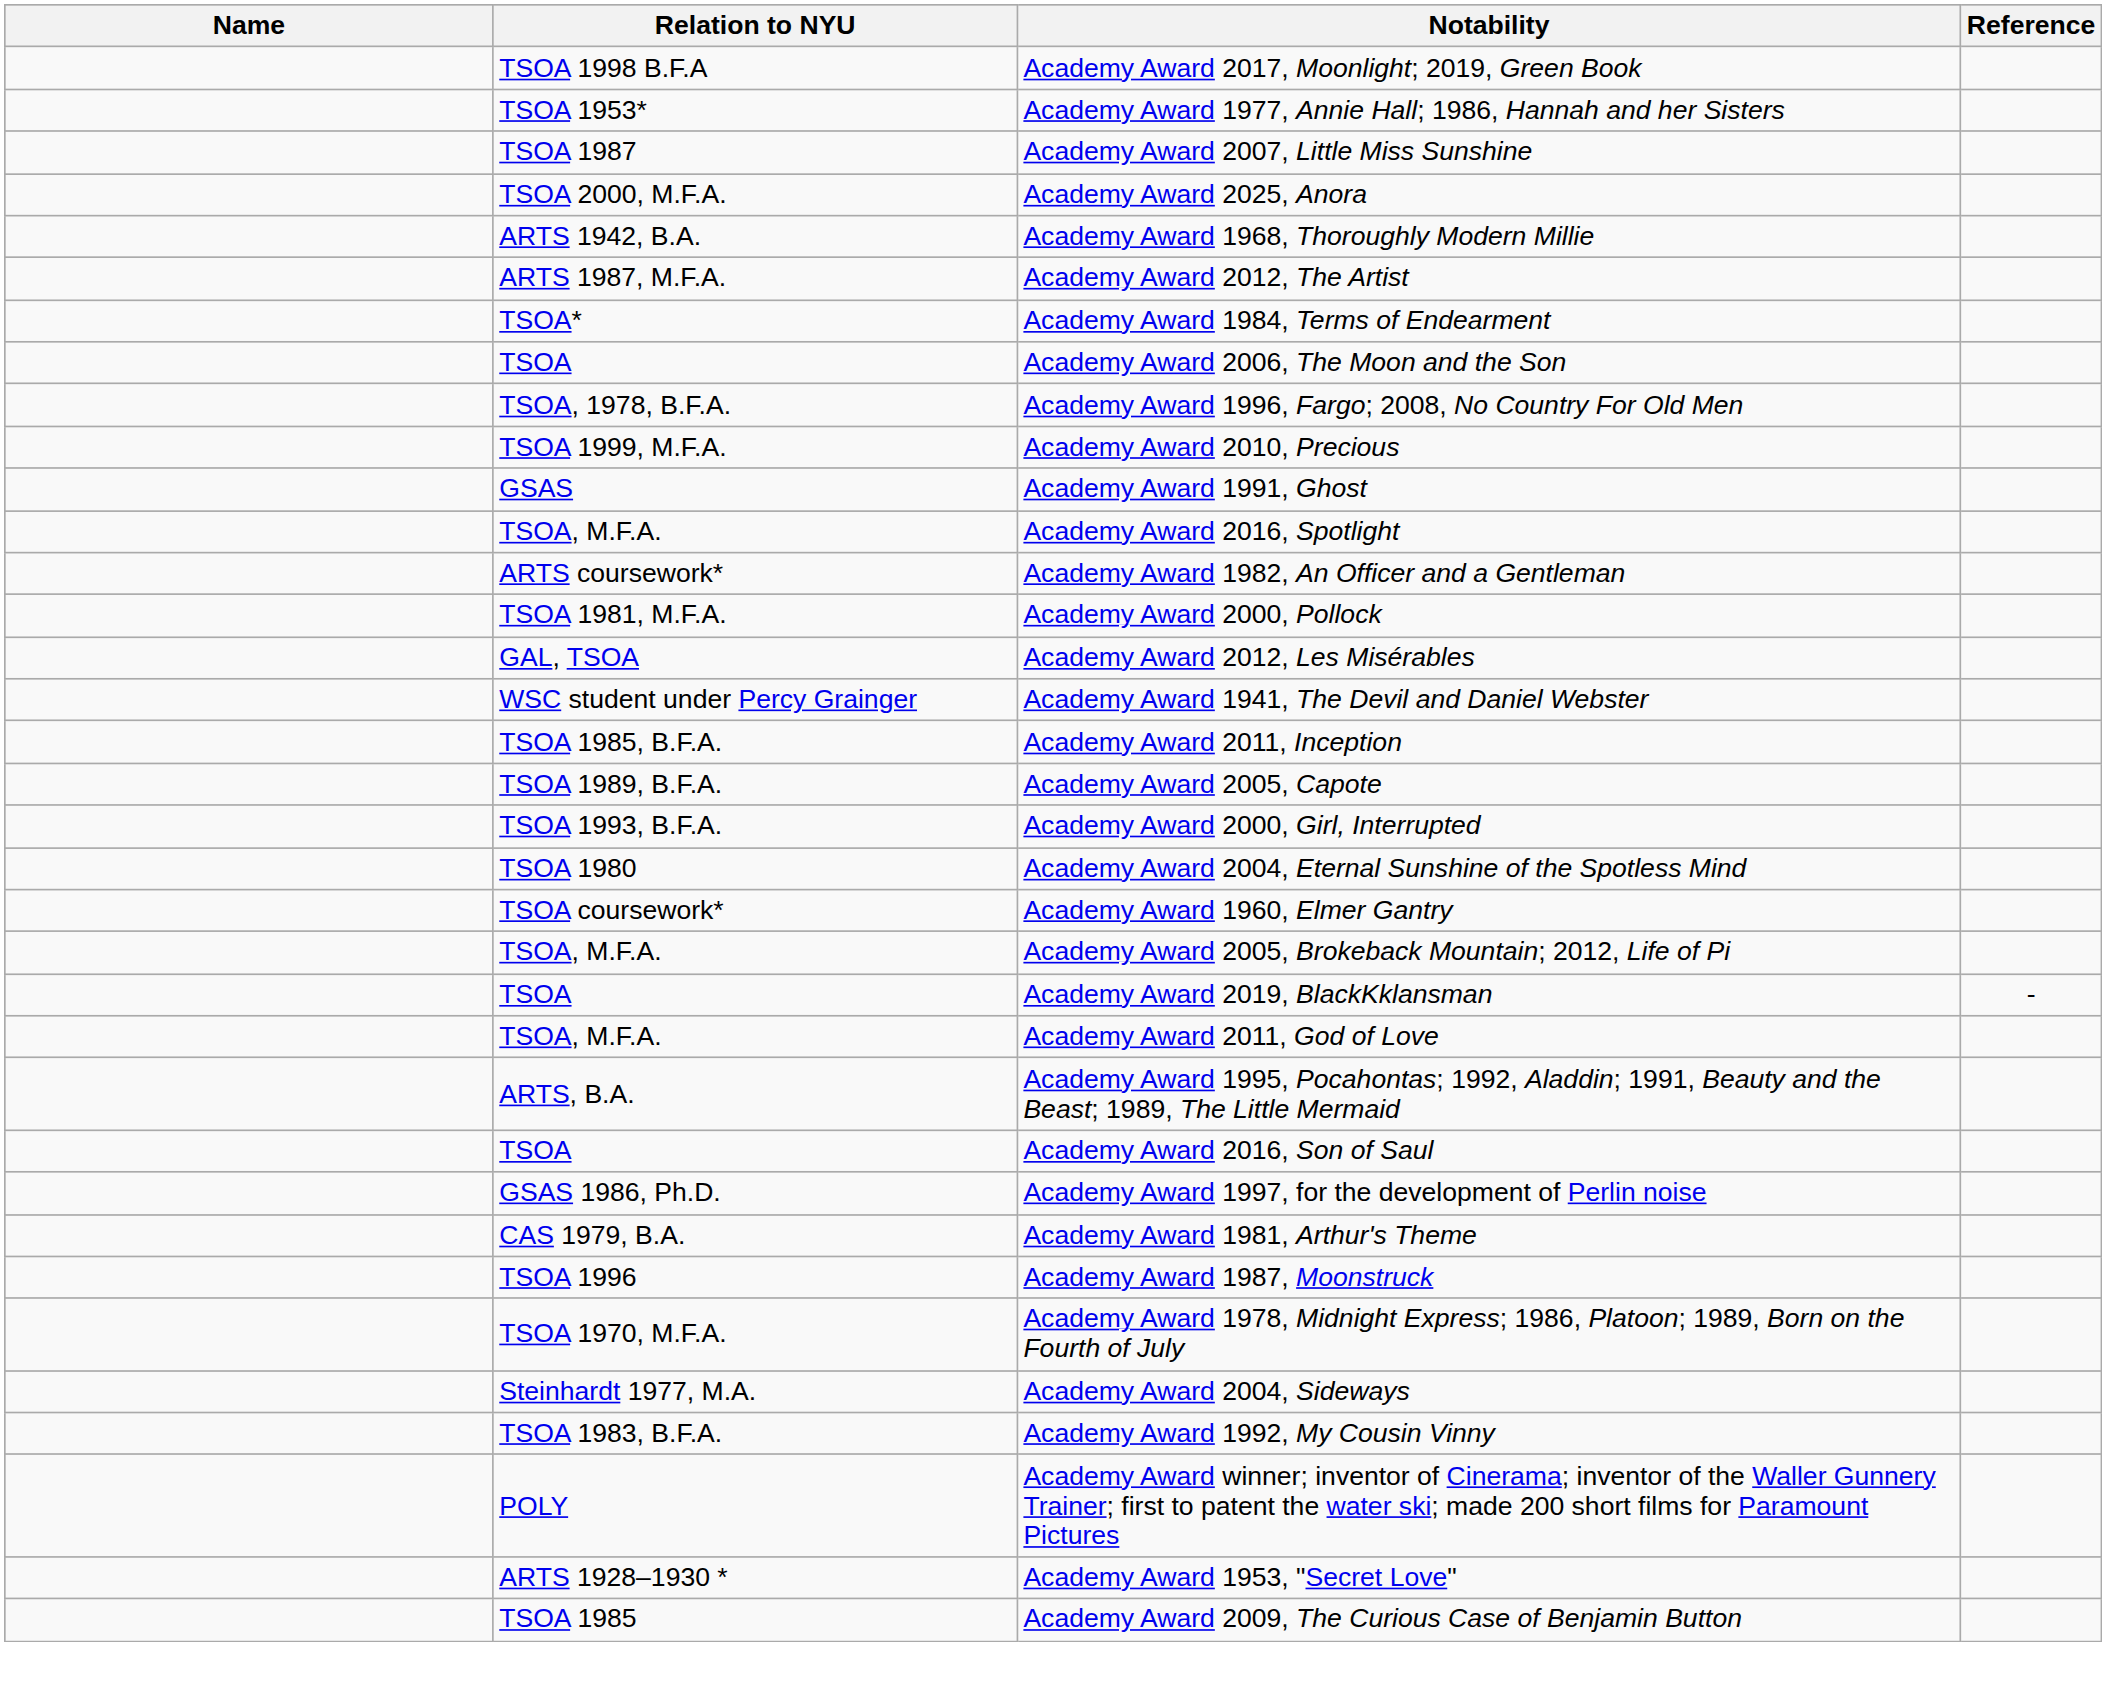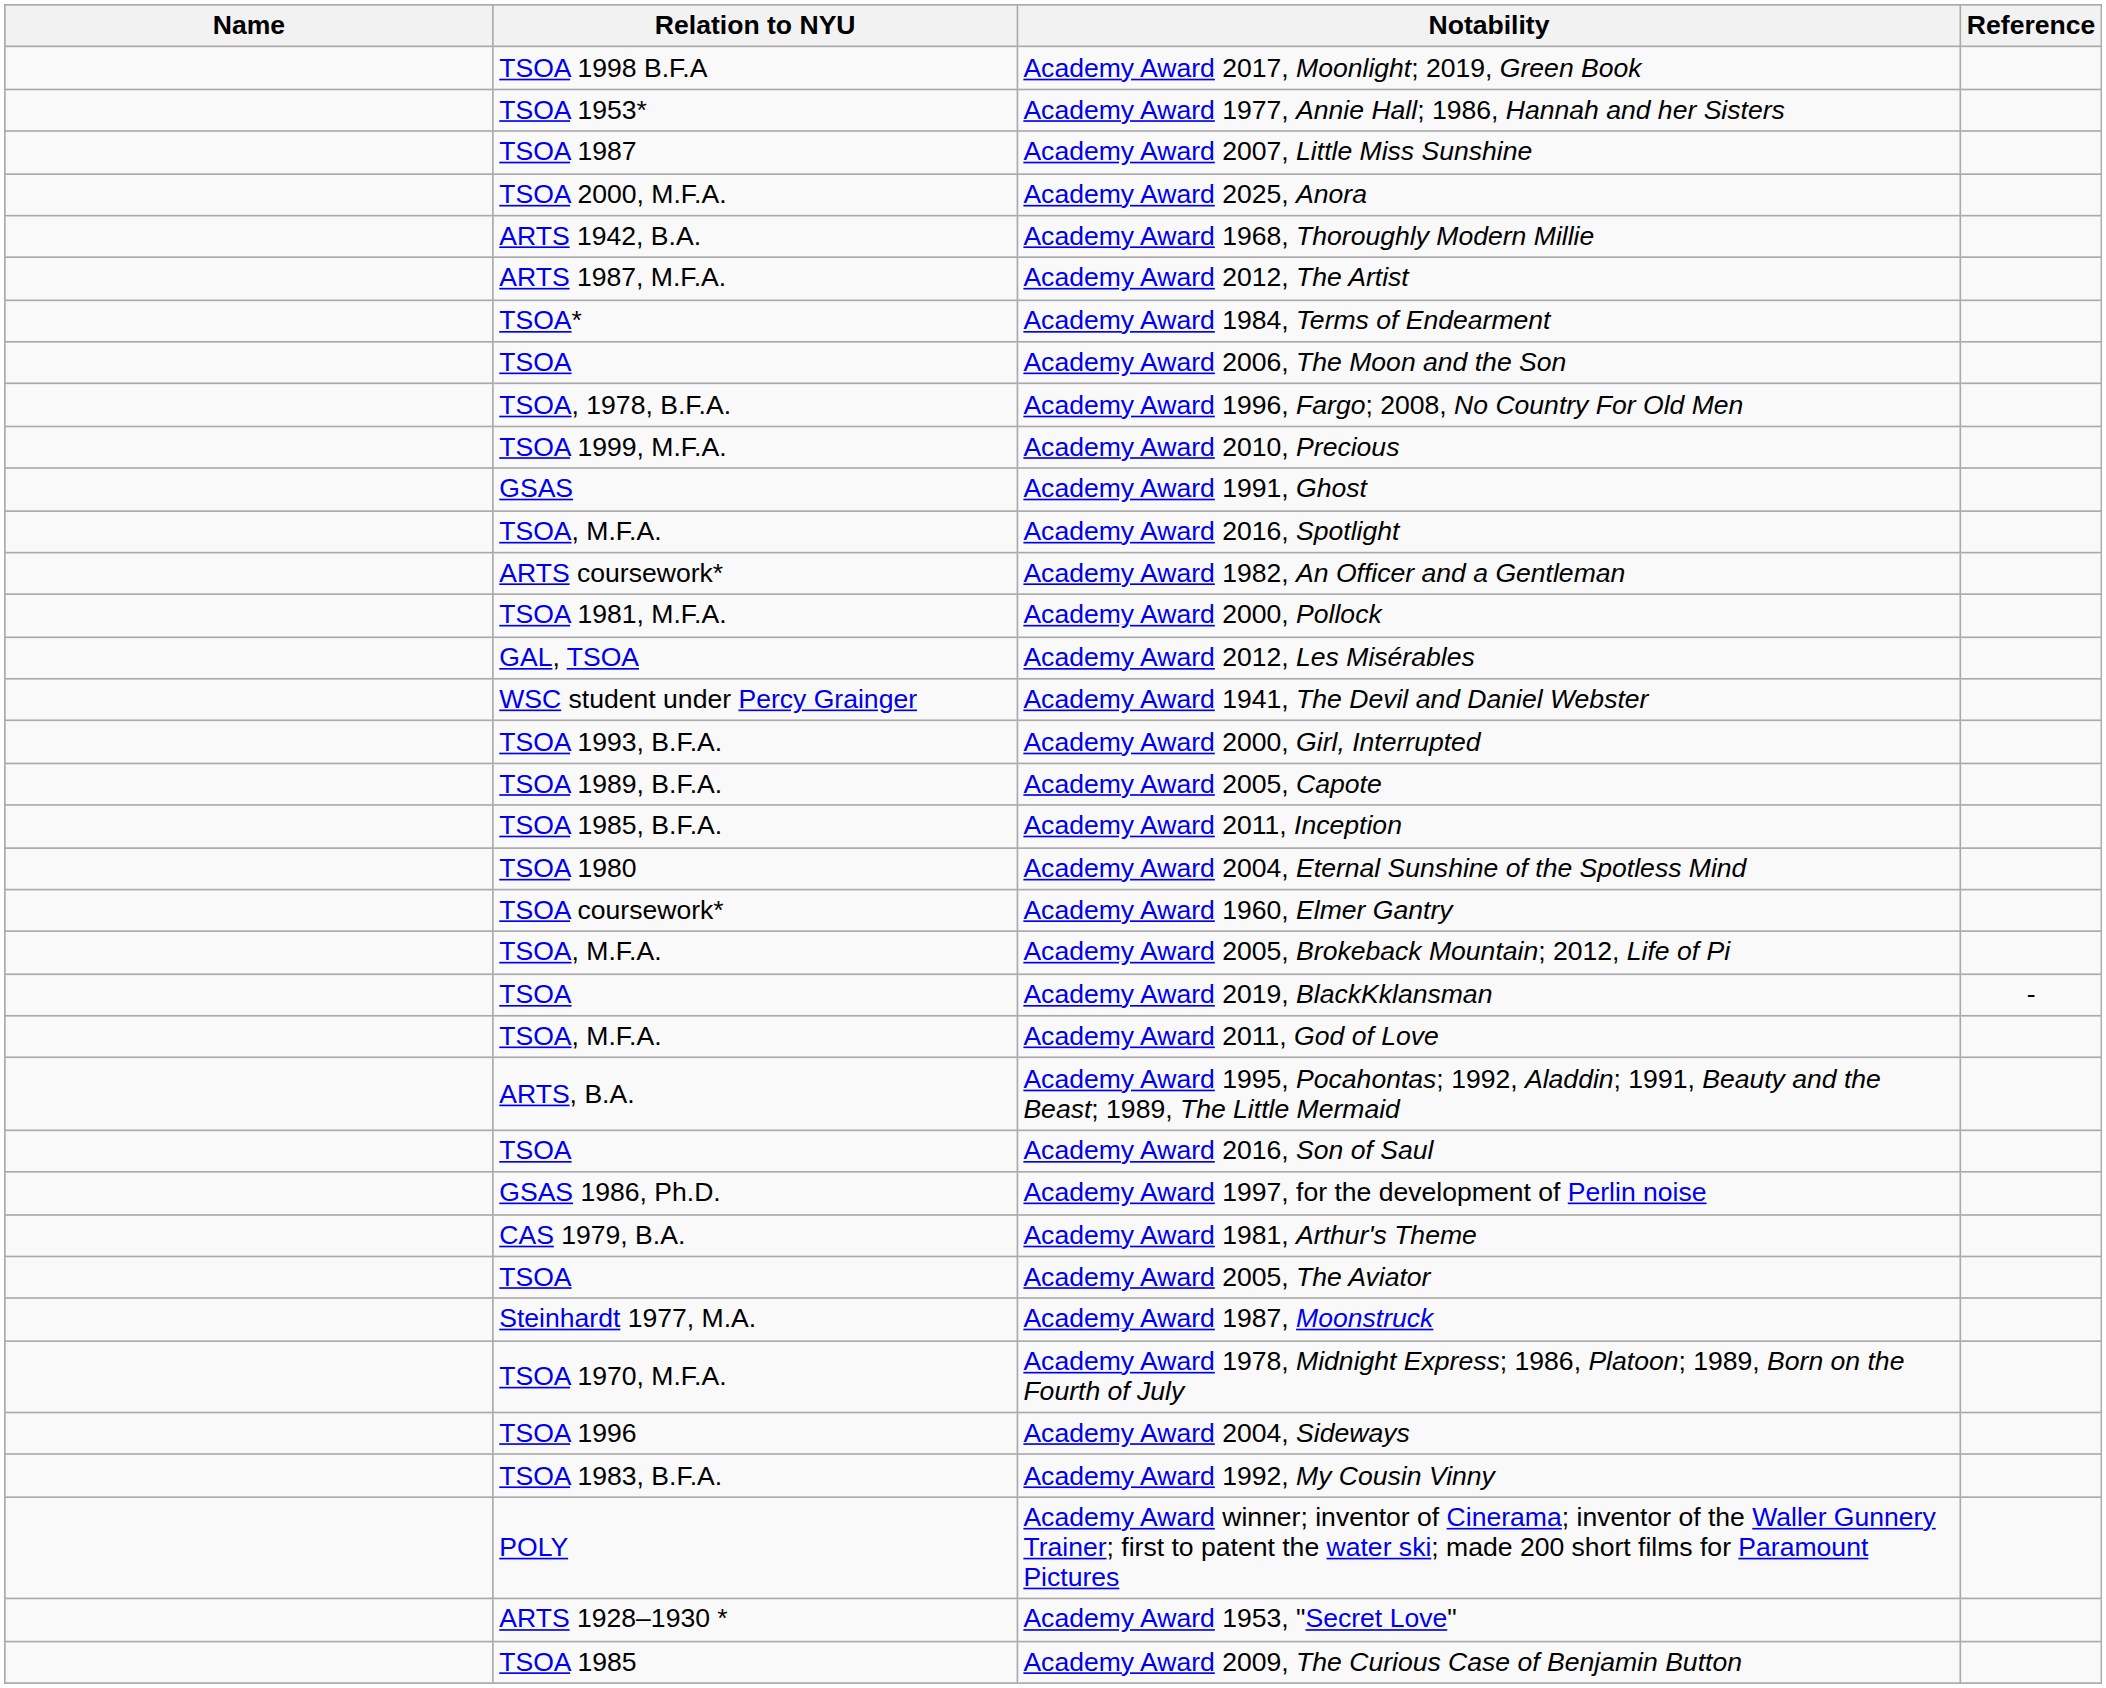rows swapped: (1213, 741) <-> (1252, 825)
+ row: (1227, 1276)
(568, 1276) TSOA 1996 -> (628, 1319) Steinhardt 1977, M.A.
(628, 1391) Steinhardt 1977, M.A. -> (568, 1433) TSOA 1996
